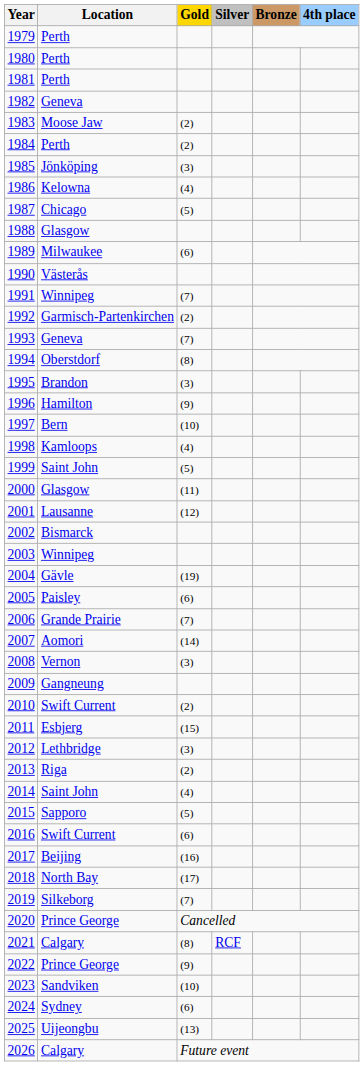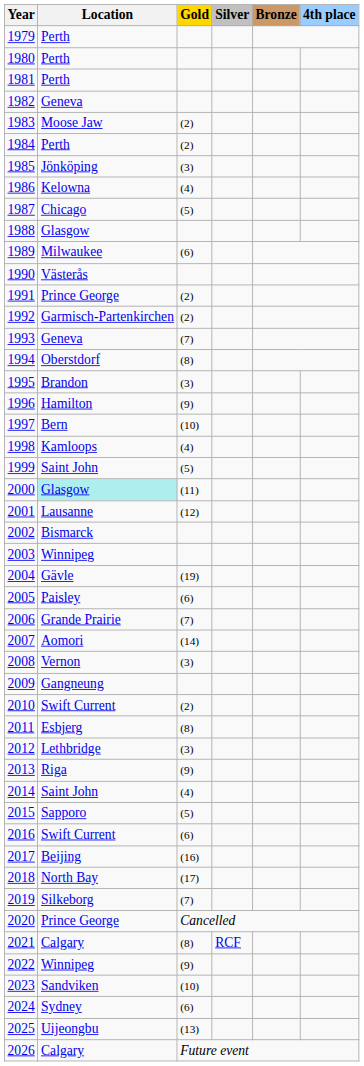(68, 295) Winnipeg -> (80, 295) Prince George
(187, 296) (7) -> (187, 296) (2)
(65, 489) no background -> (65, 489) paleturquoise background
(190, 727) (15) -> (187, 727) (8)
(187, 771) (2) -> (187, 771) (9)
(80, 964) Prince George -> (68, 964) Winnipeg
